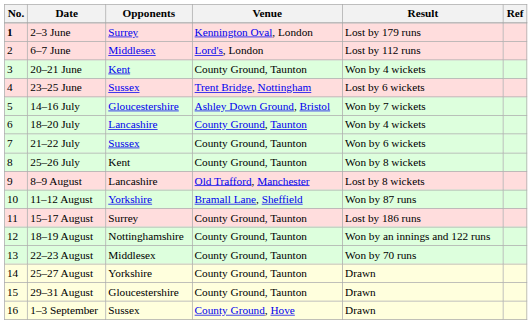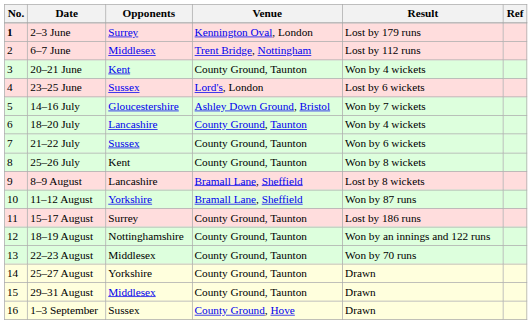(229, 51) Lord's, London -> (253, 51) Trent Bridge, Nottingham
(253, 88) Trent Bridge, Nottingham -> (229, 88) Lord's, London
(252, 180) Old Trafford, Manchester -> (249, 180) Bramall Lane, Sheffield
(144, 292) Gloucestershire -> (132, 292) Middlesex
